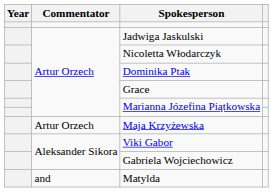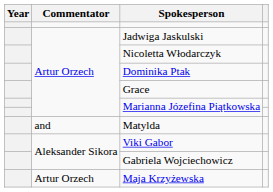rows swapped: (43, 178) <-> (64, 125)
